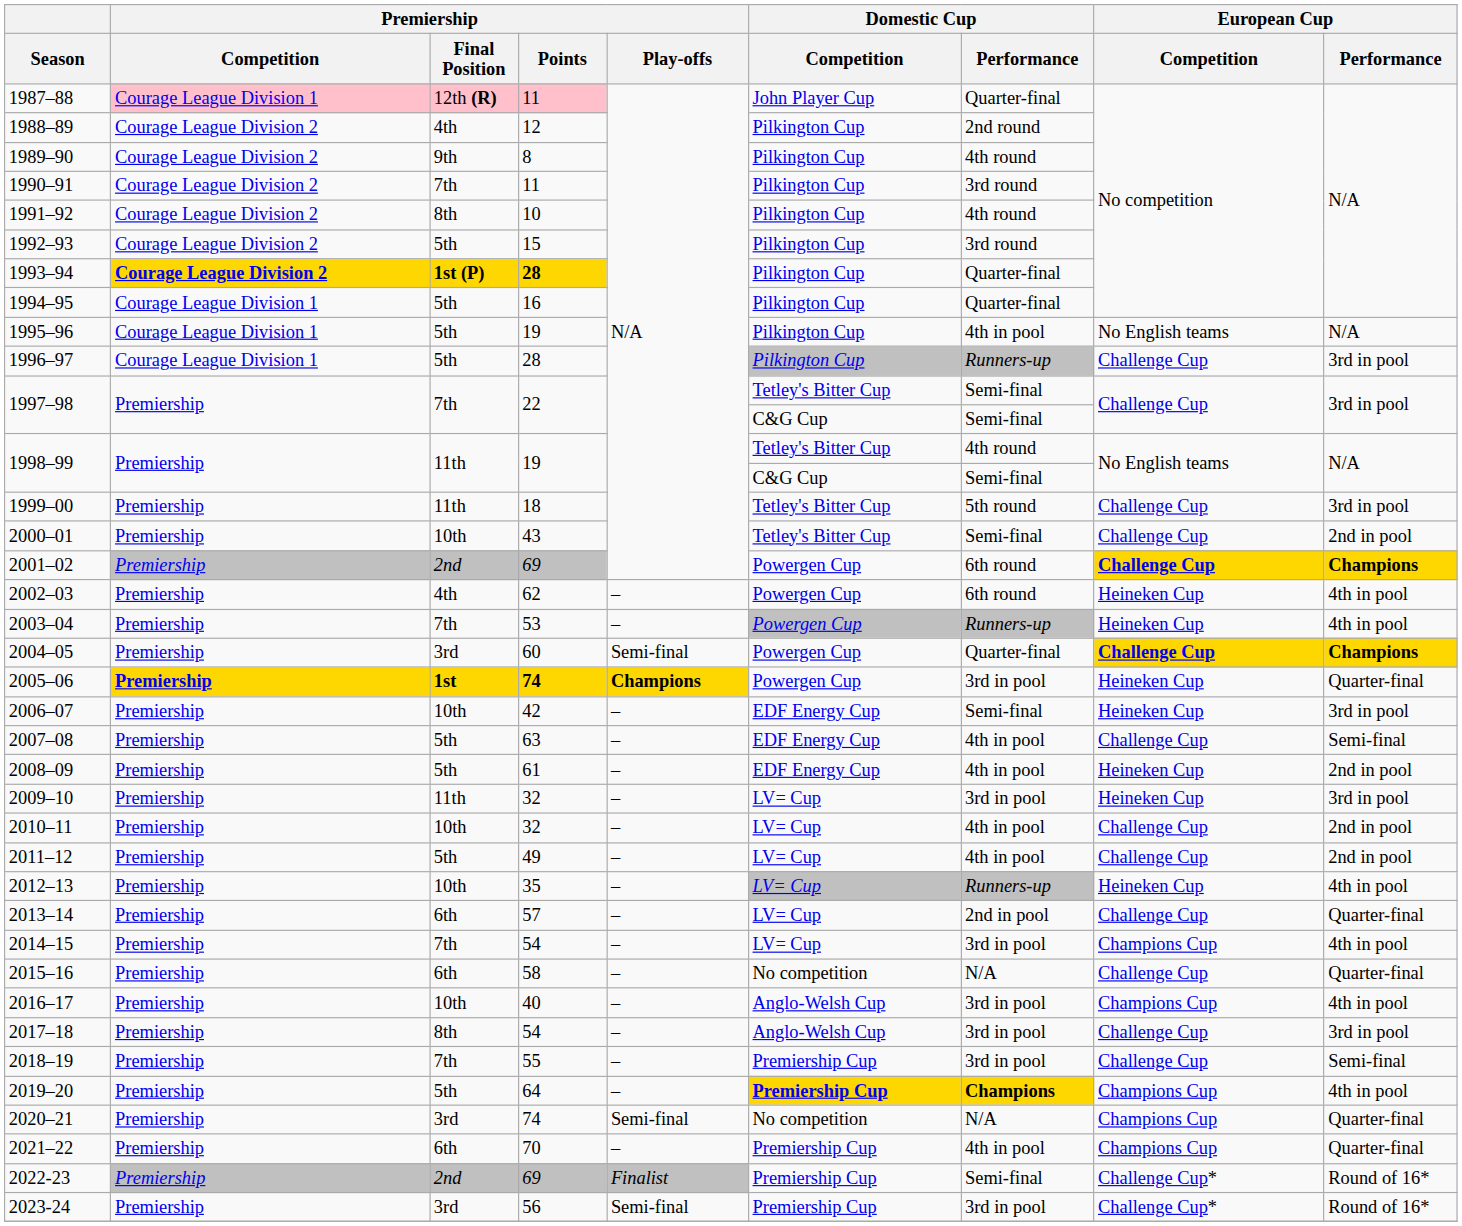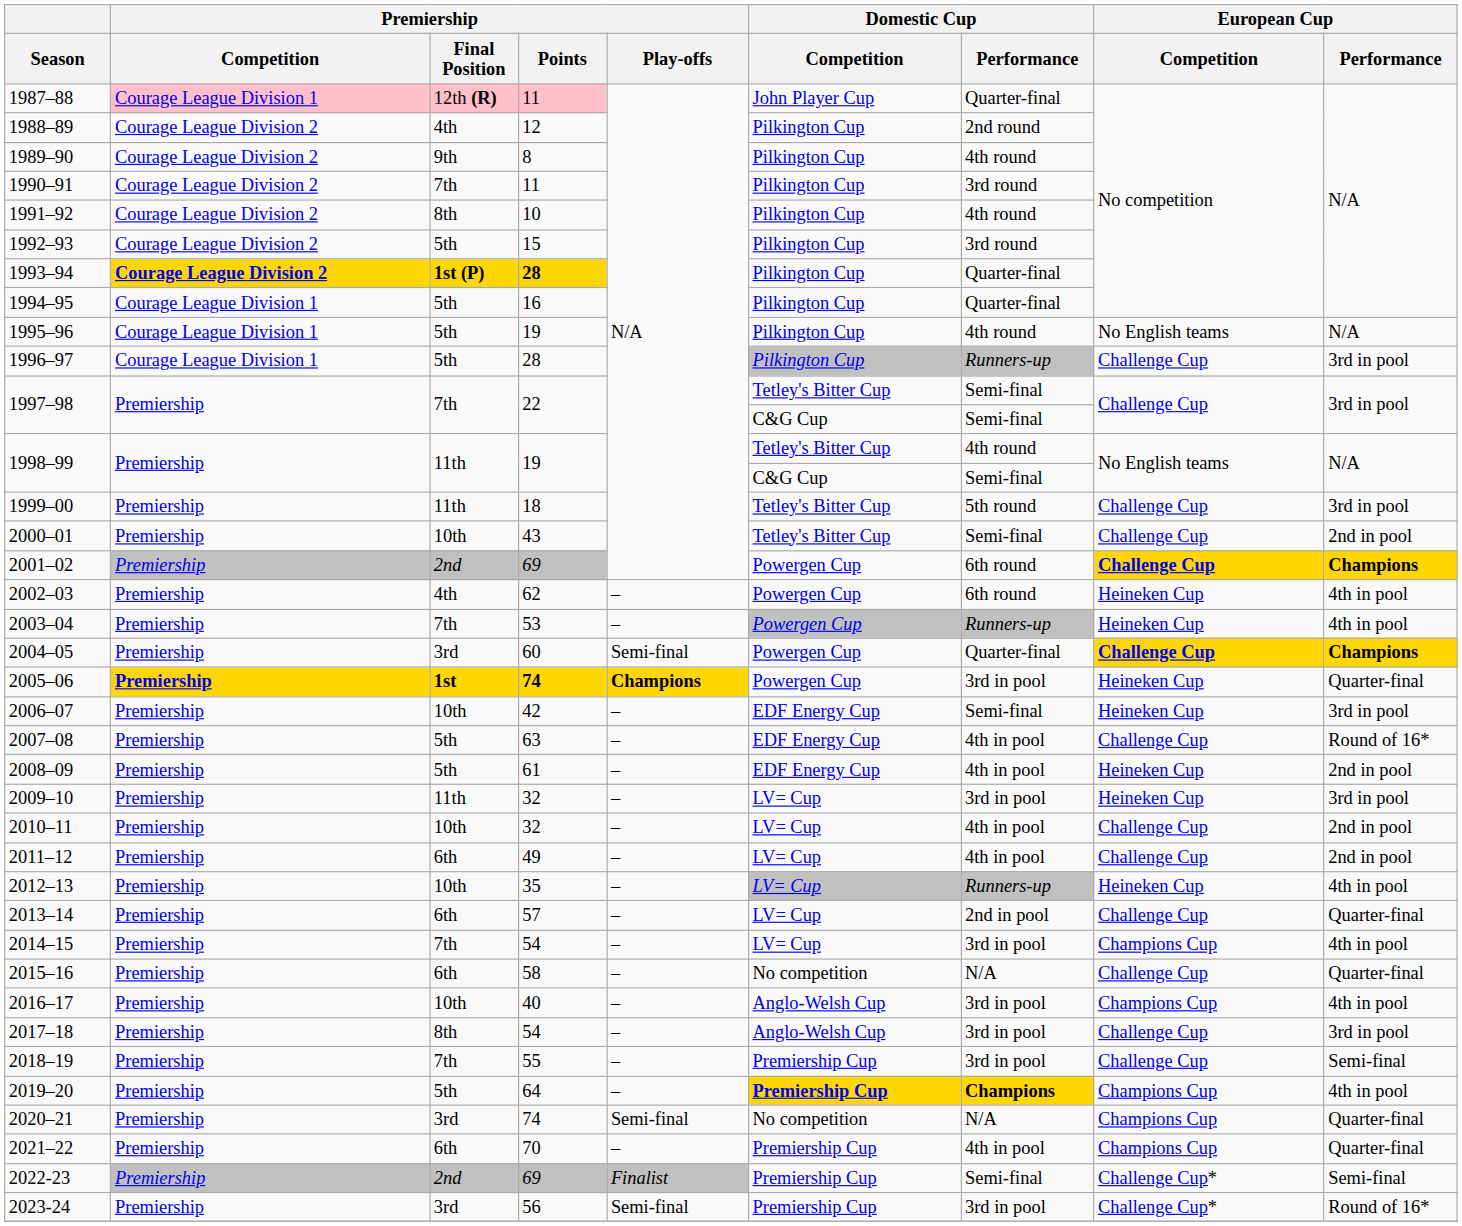(1005, 331) 4th in pool -> (1001, 331) 4th round
(1367, 740) Semi-final -> (1379, 740) Round of 16*
(446, 856) 5th -> (446, 856) 6th
(1379, 1177) Round of 16* -> (1367, 1177) Semi-final
